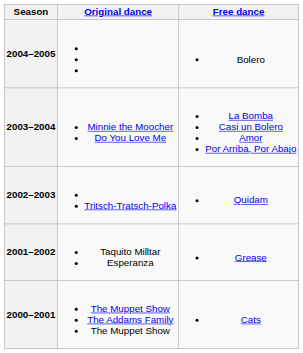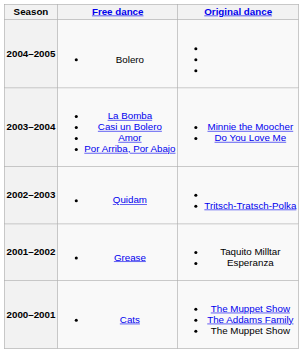columns swapped: (118, 12) <-> (239, 12)
